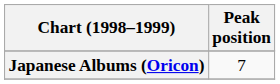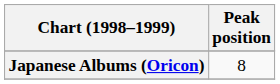(242, 65) 7 -> (242, 65) 8
